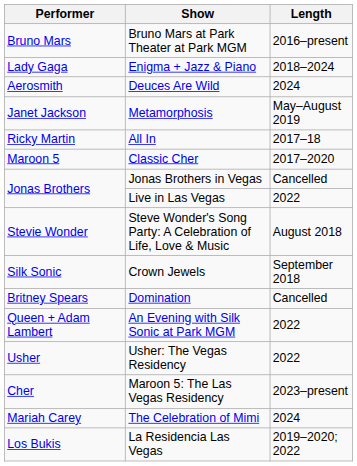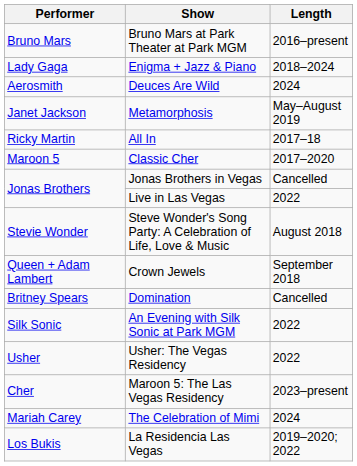(34, 272) Silk Sonic -> (48, 272) Queen + Adam Lambert
(48, 324) Queen + Adam Lambert -> (34, 324) Silk Sonic
